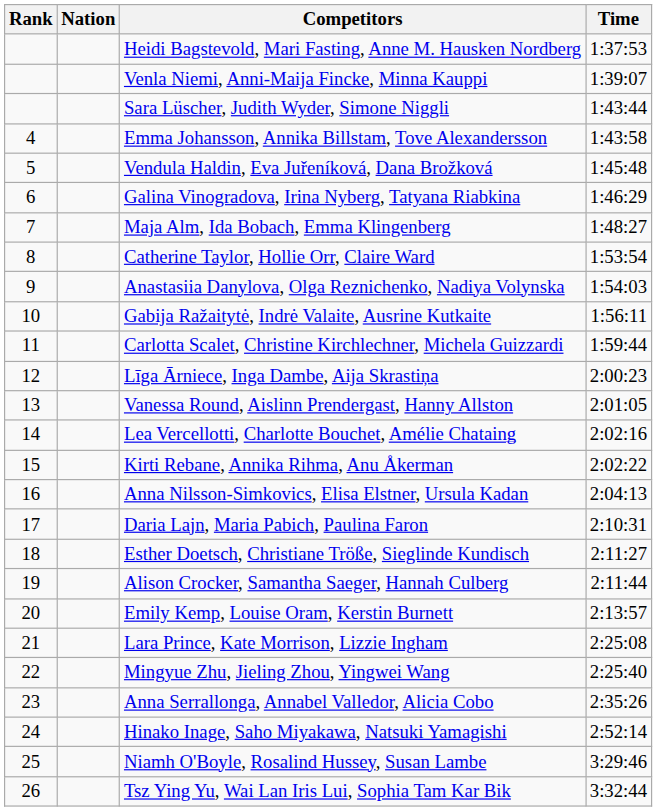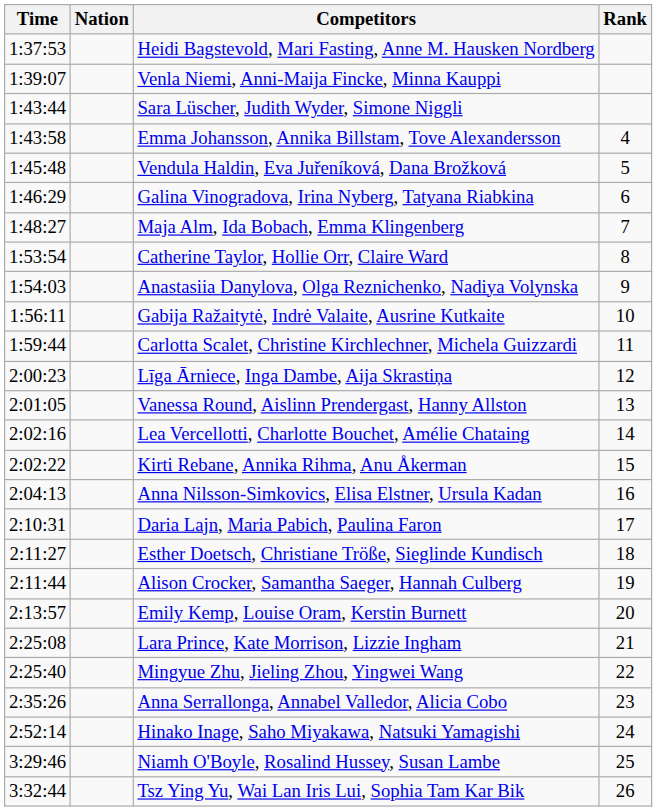columns swapped: (31, 19) <-> (618, 19)
